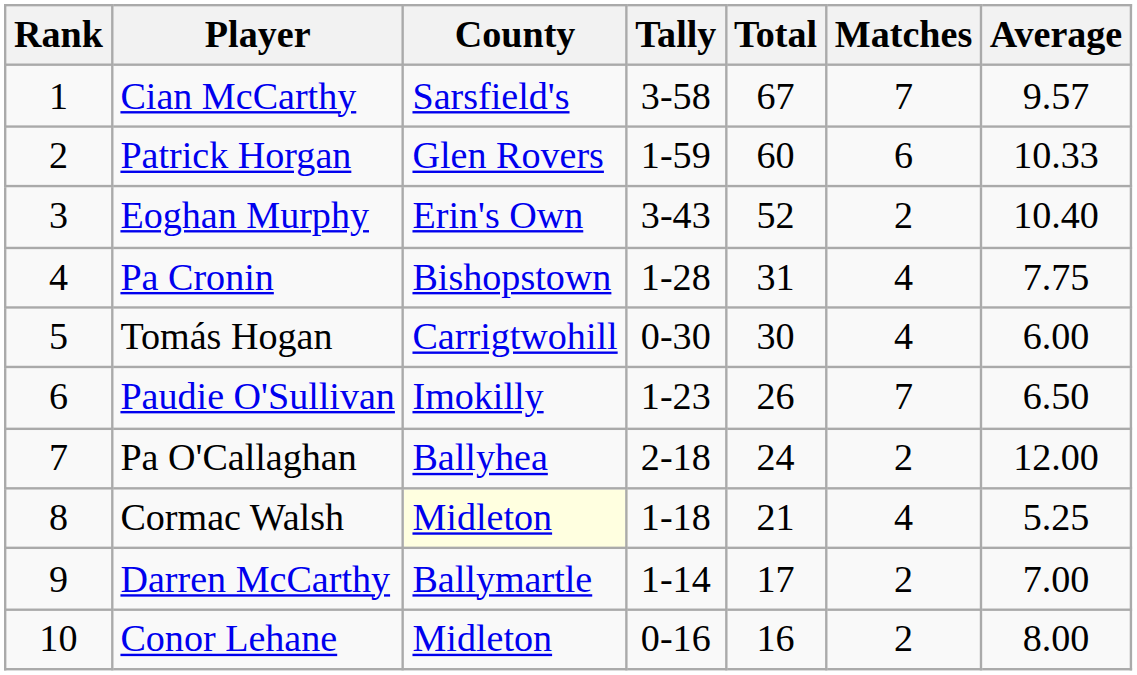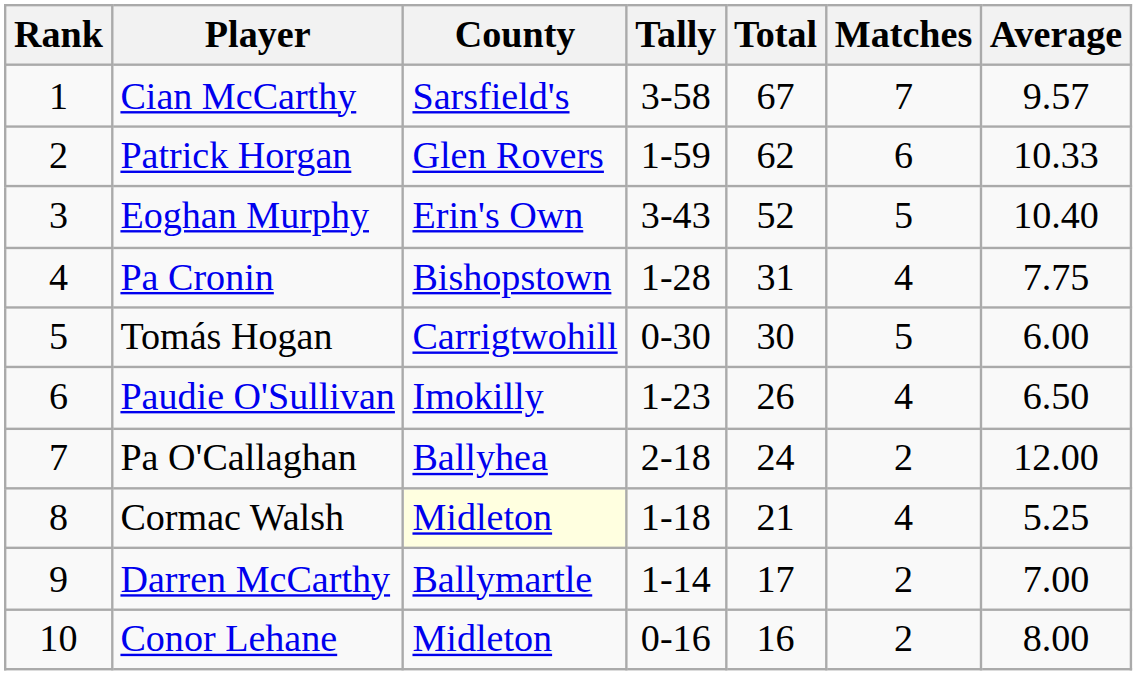(776, 155) 60 -> (776, 155) 62
(903, 215) 2 -> (903, 215) 5
(903, 336) 4 -> (903, 336) 5
(903, 397) 7 -> (903, 397) 4
